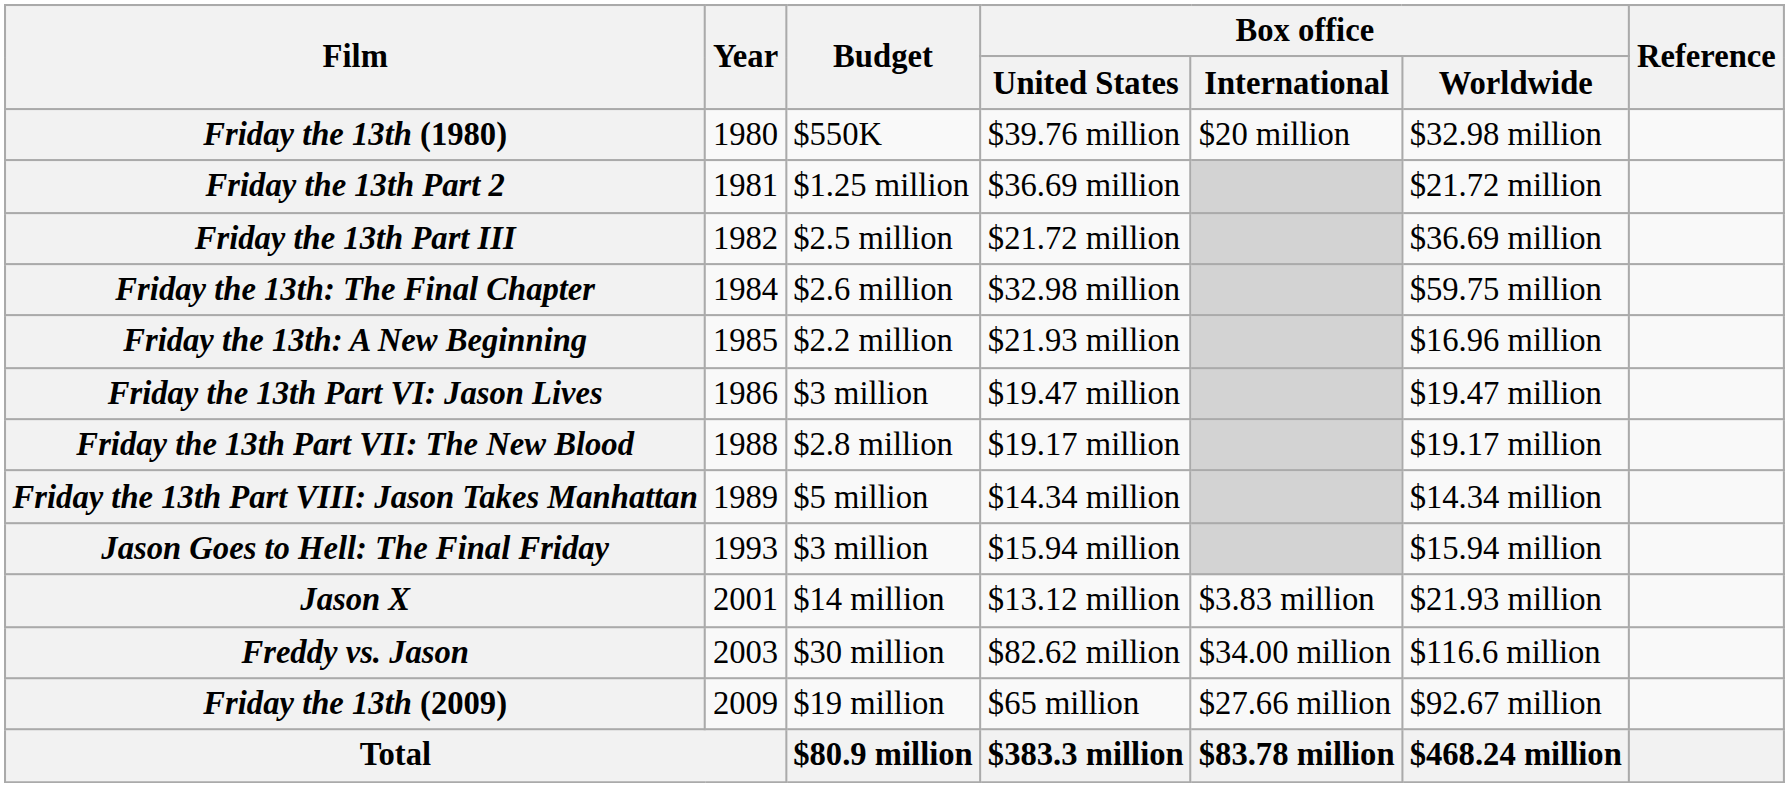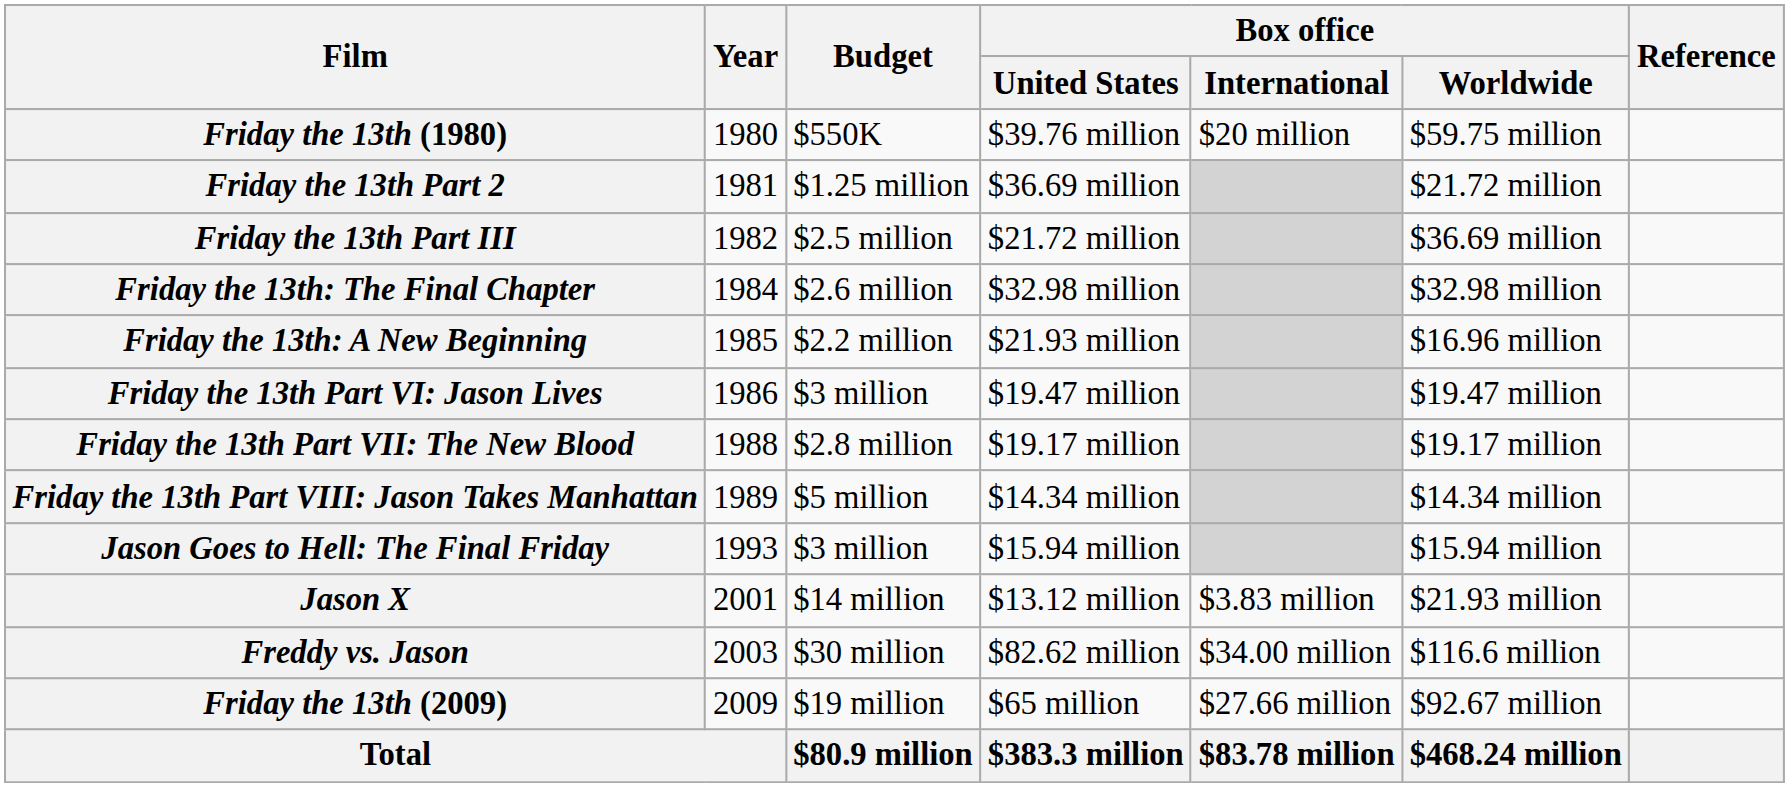(1506, 133) $32.98 million -> (1506, 133) $59.75 million
(1506, 289) $59.75 million -> (1506, 289) $32.98 million
